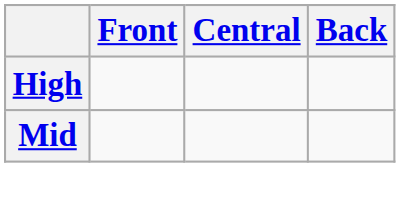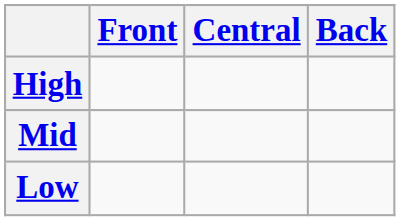+ row: (47, 187)
